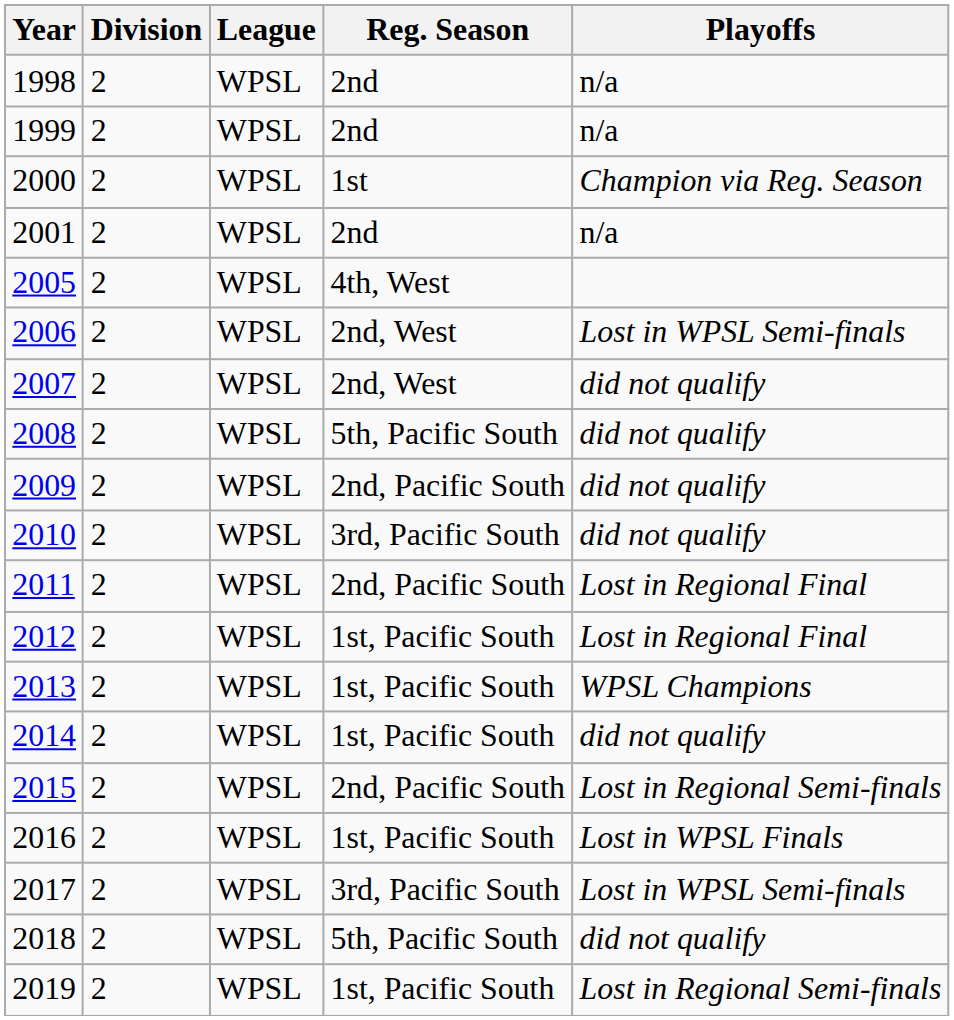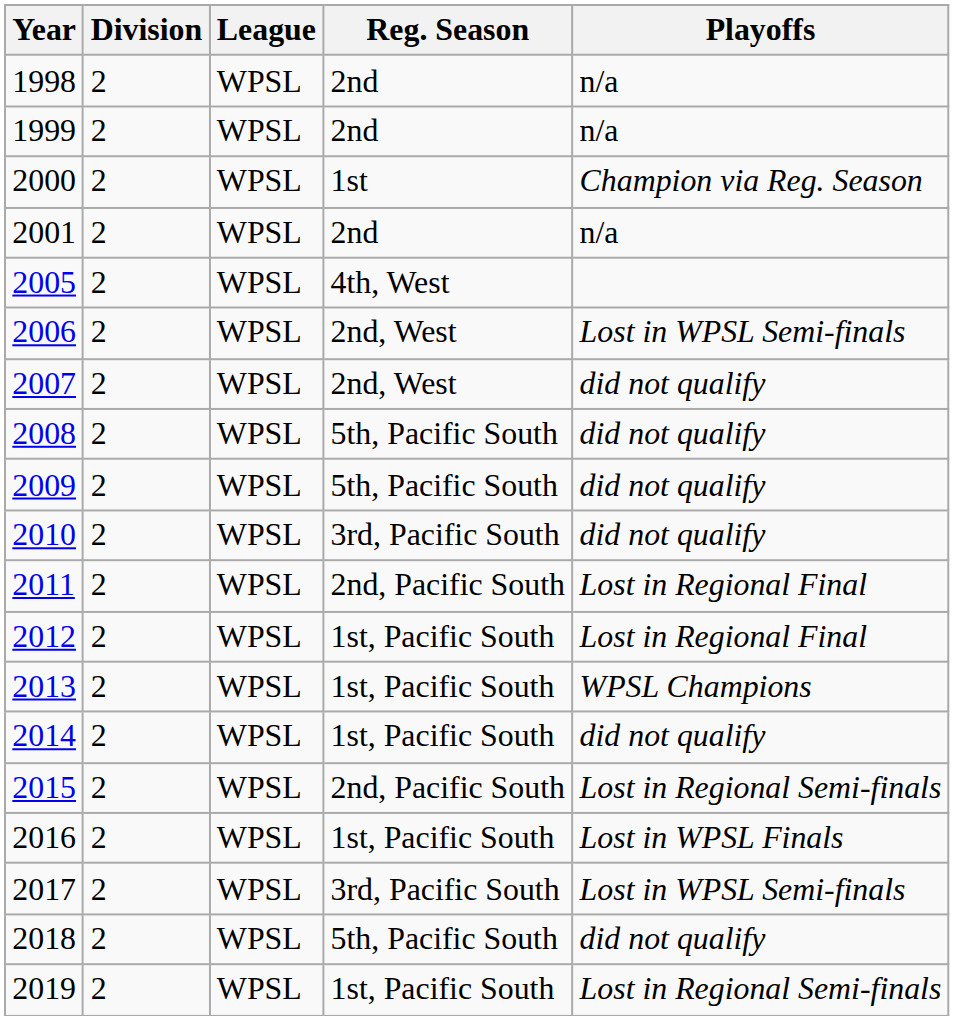(448, 484) 2nd, Pacific South -> (444, 484) 5th, Pacific South
